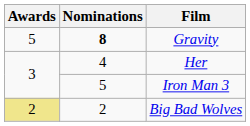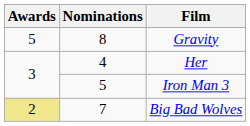(103, 39) bold -> (103, 39) normal
(103, 109) 2 -> (103, 109) 7
